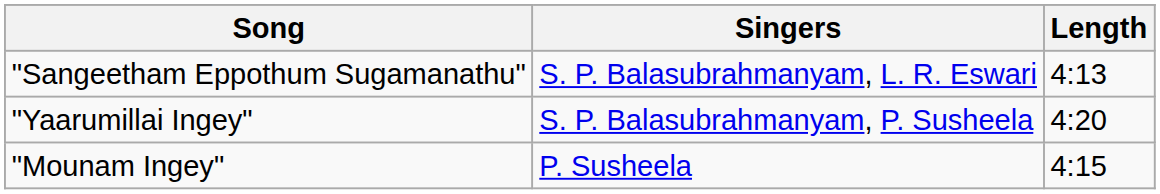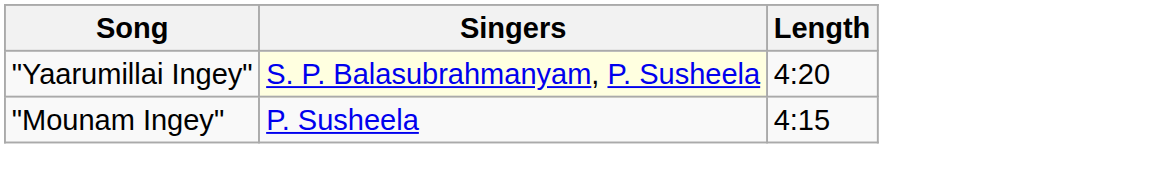- row: (269, 74)
(786, 120) no background -> (513, 74) lightyellow background
